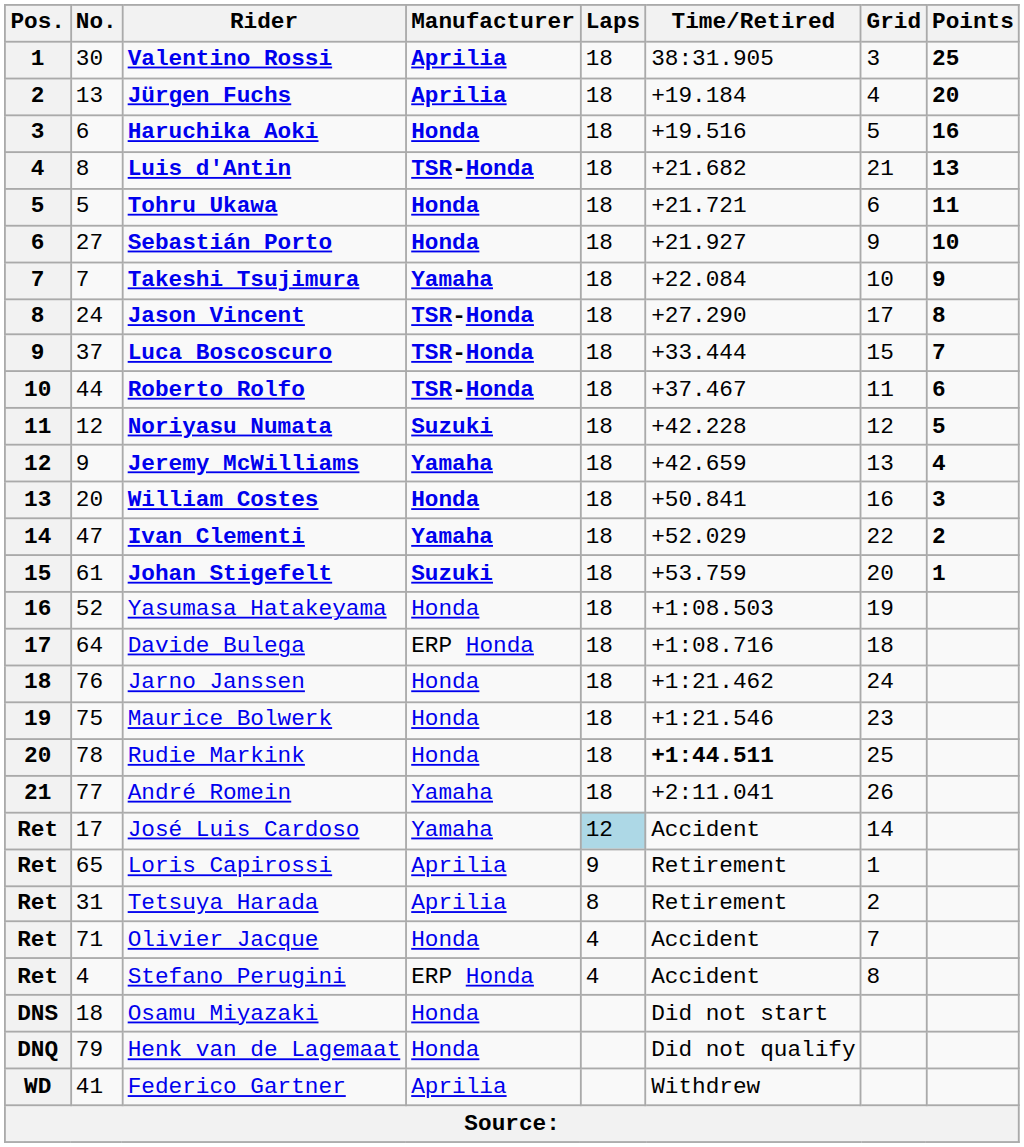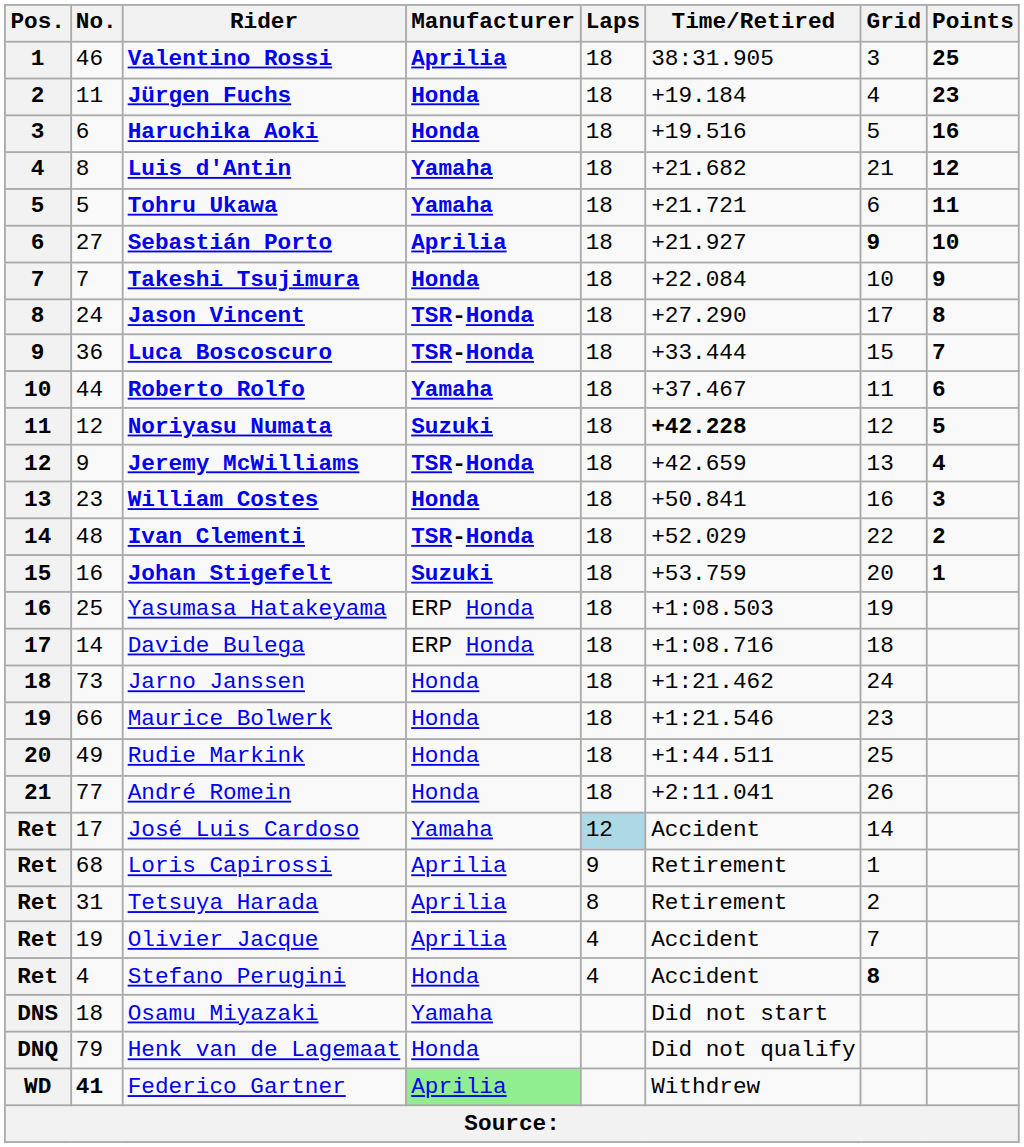(89, 60) 30 -> (89, 60) 46
(89, 97) 13 -> (89, 97) 11
(459, 97) Aprilia -> (445, 97) Honda
(946, 97) 20 -> (946, 97) 23
(473, 170) TSR-Honda -> (452, 170) Yamaha
(946, 170) 13 -> (946, 170) 12
(445, 207) Honda -> (452, 207) Yamaha
(445, 244) Honda -> (459, 244) Aprilia
(873, 244) normal -> (873, 244) bold
(452, 280) Yamaha -> (445, 280) Honda
(89, 354) 37 -> (89, 354) 36
(473, 390) TSR-Honda -> (452, 390) Yamaha
(699, 427) normal -> (699, 427) bold
(452, 464) Yamaha -> (473, 464) TSR-Honda
(89, 501) 20 -> (89, 501) 23
(89, 537) 47 -> (89, 537) 48
(452, 537) Yamaha -> (473, 537) TSR-Honda
(89, 574) 61 -> (89, 574) 16
(89, 611) 52 -> (89, 611) 25
(445, 611) Honda -> (473, 611) ERP Honda
(89, 647) 64 -> (89, 647) 14
(89, 684) 76 -> (89, 684) 73
(89, 721) 75 -> (89, 721) 66
(89, 757) 78 -> (89, 757) 49
(713, 757) bold -> (713, 757) normal
(452, 794) Yamaha -> (445, 794) Honda
(89, 867) 65 -> (89, 867) 68
(89, 941) 71 -> (89, 941) 19
(445, 941) Honda -> (459, 941) Aprilia
(473, 977) ERP Honda -> (445, 977) Honda
(873, 977) normal -> (873, 977) bold
(445, 1014) Honda -> (452, 1014) Yamaha
(89, 1087) normal -> (89, 1087) bold
(459, 1087) no background -> (459, 1087) lightgreen background
